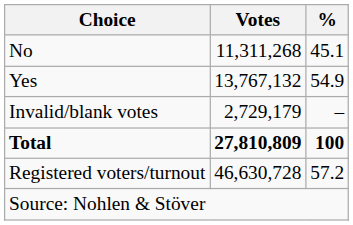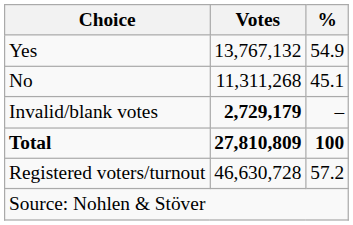rows swapped: (23, 81) <-> (21, 50)
(263, 111) normal -> (263, 111) bold
